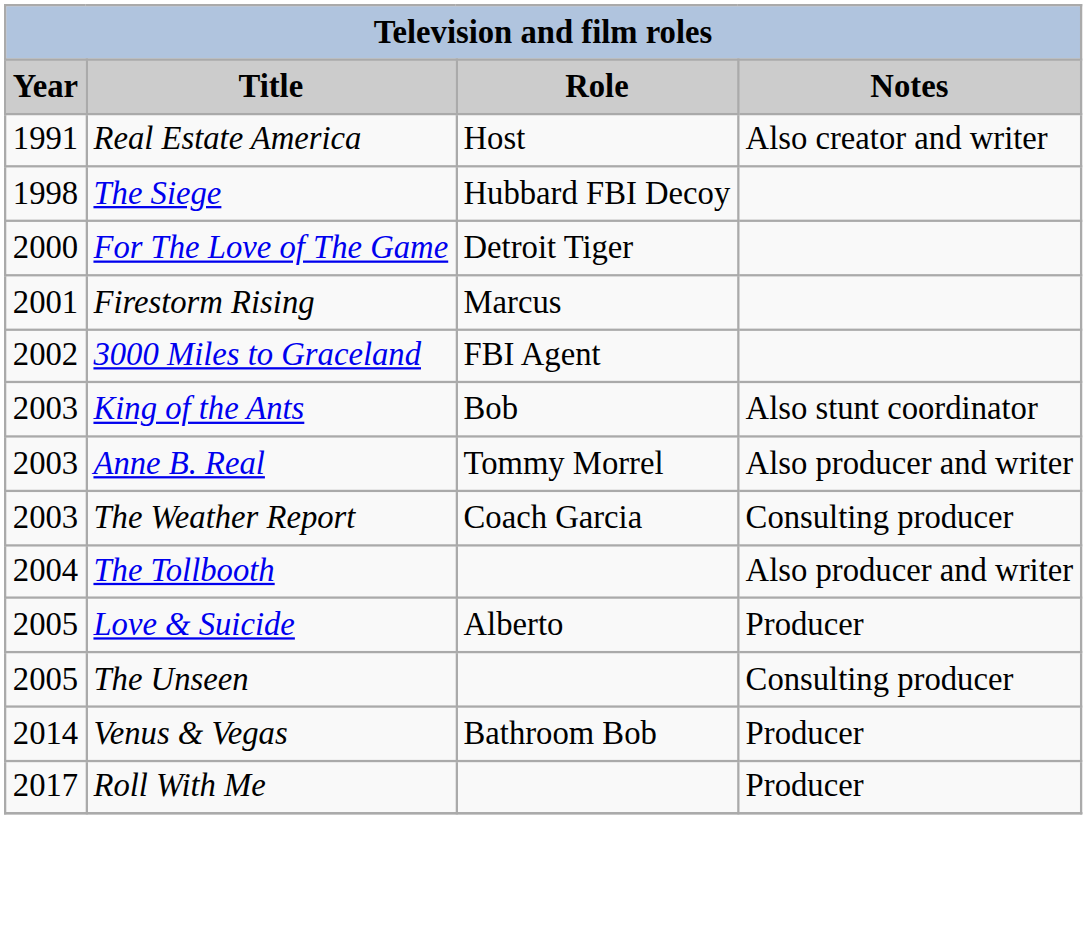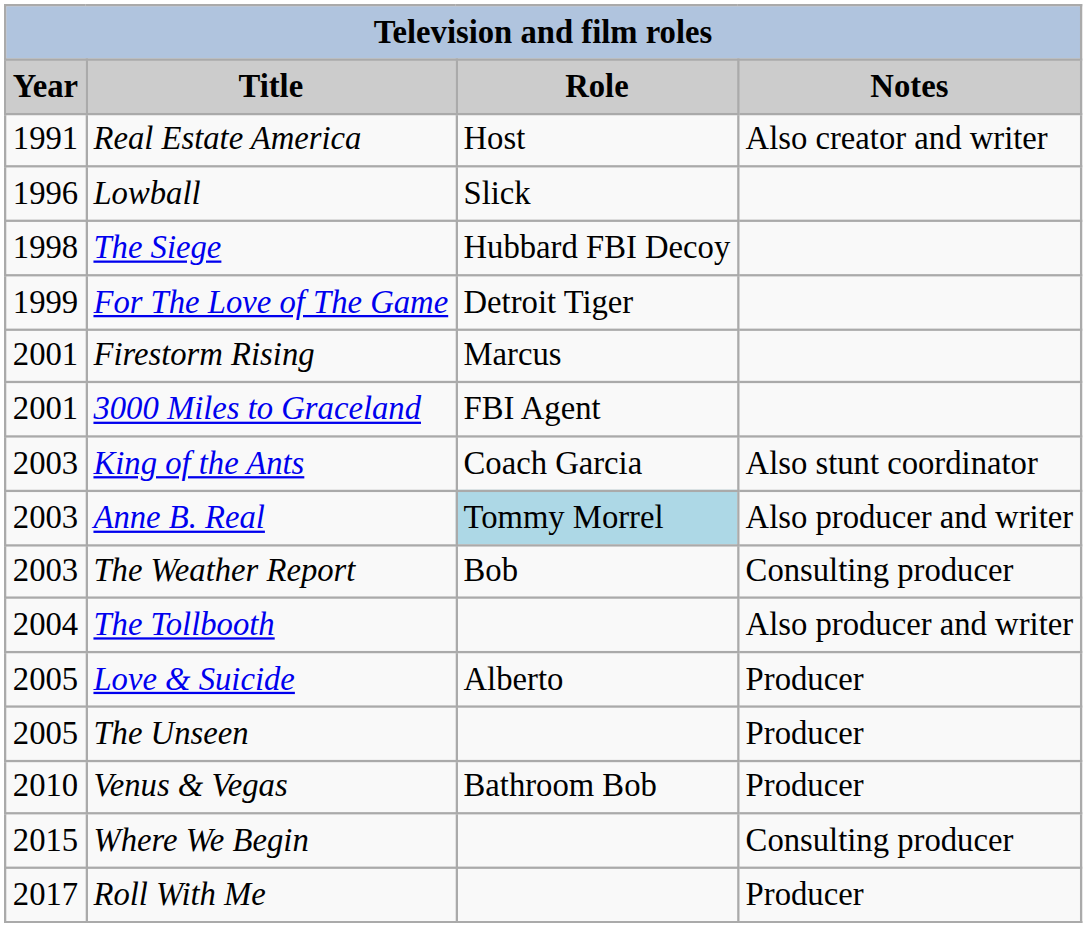+ row: (147, 193)
(45, 247) 2000 -> (45, 301) 1999
(45, 355) 2002 -> (45, 409) 2001
(491, 409) Bob -> (553, 463) Coach Garcia
(564, 463) no background -> (564, 517) lightblue background
(553, 517) Coach Garcia -> (491, 570) Bob
(879, 678) Consulting producer -> (805, 732) Producer
(45, 732) 2014 -> (45, 786) 2010
+ row: (201, 840)
